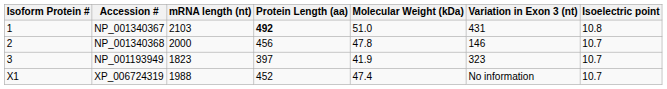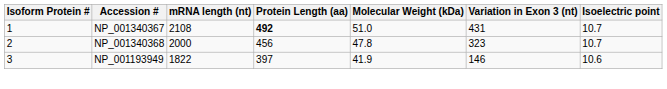(180, 28) 2103 -> (180, 28) 2108
(592, 28) 10.8 -> (592, 28) 10.7
(477, 44) 146 -> (477, 44) 323
(180, 60) 1823 -> (180, 60) 1822
(477, 60) 323 -> (477, 60) 146
(592, 60) 10.7 -> (592, 60) 10.6
- row: (129, 76)
